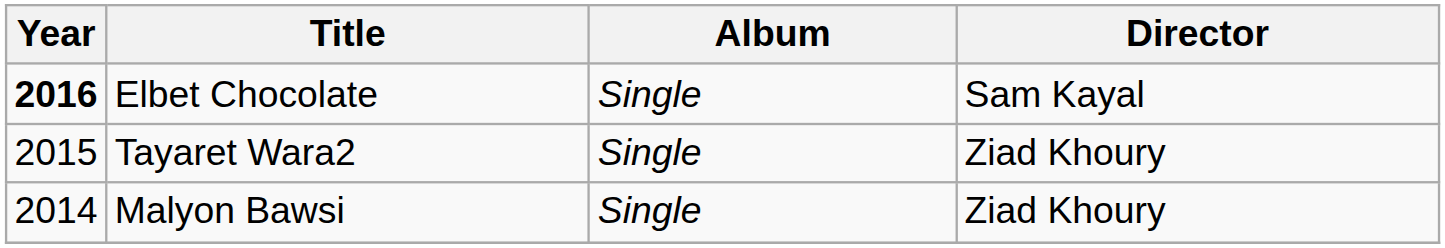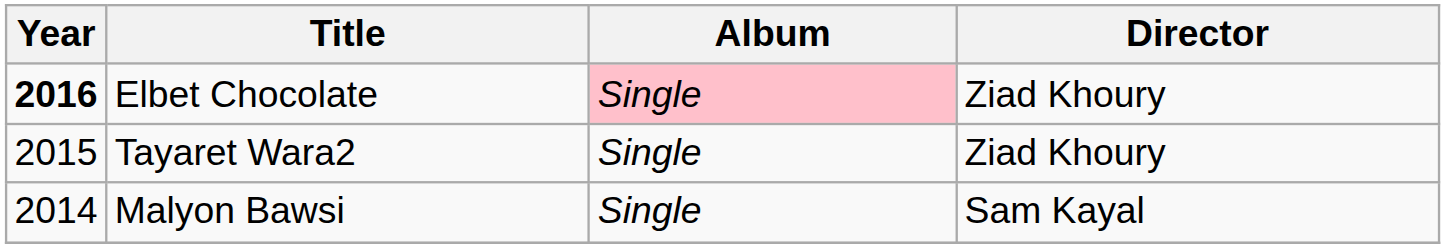(650, 93) no background -> (650, 93) pink background
(1055, 93) Sam Kayal -> (1065, 93) Ziad Khoury
(1065, 211) Ziad Khoury -> (1055, 211) Sam Kayal
